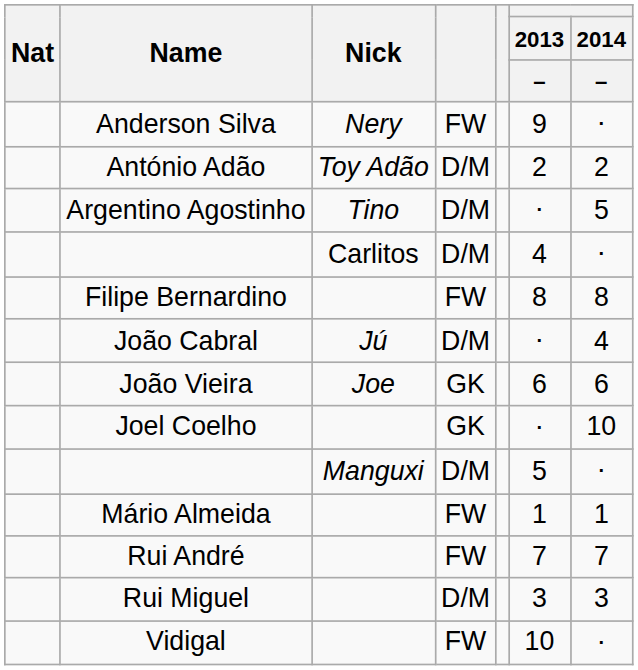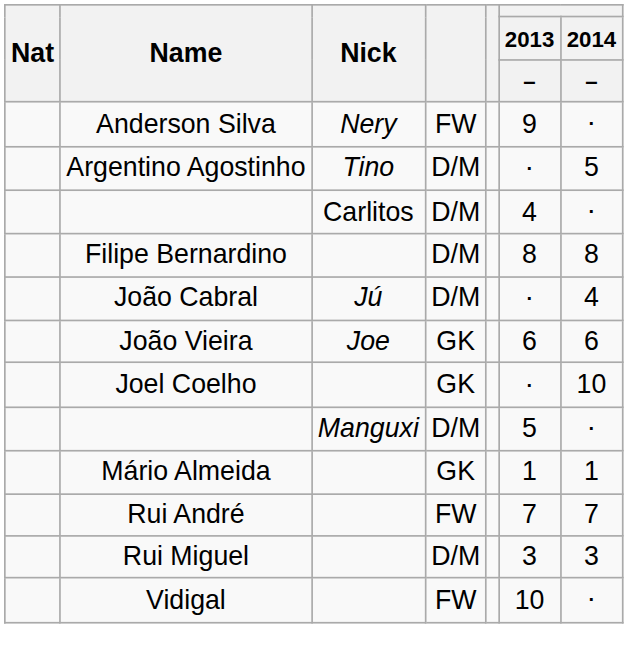- row: (186, 166)
(466, 297) FW -> (456, 254) D/M
(466, 514) FW -> (456, 471) GK
